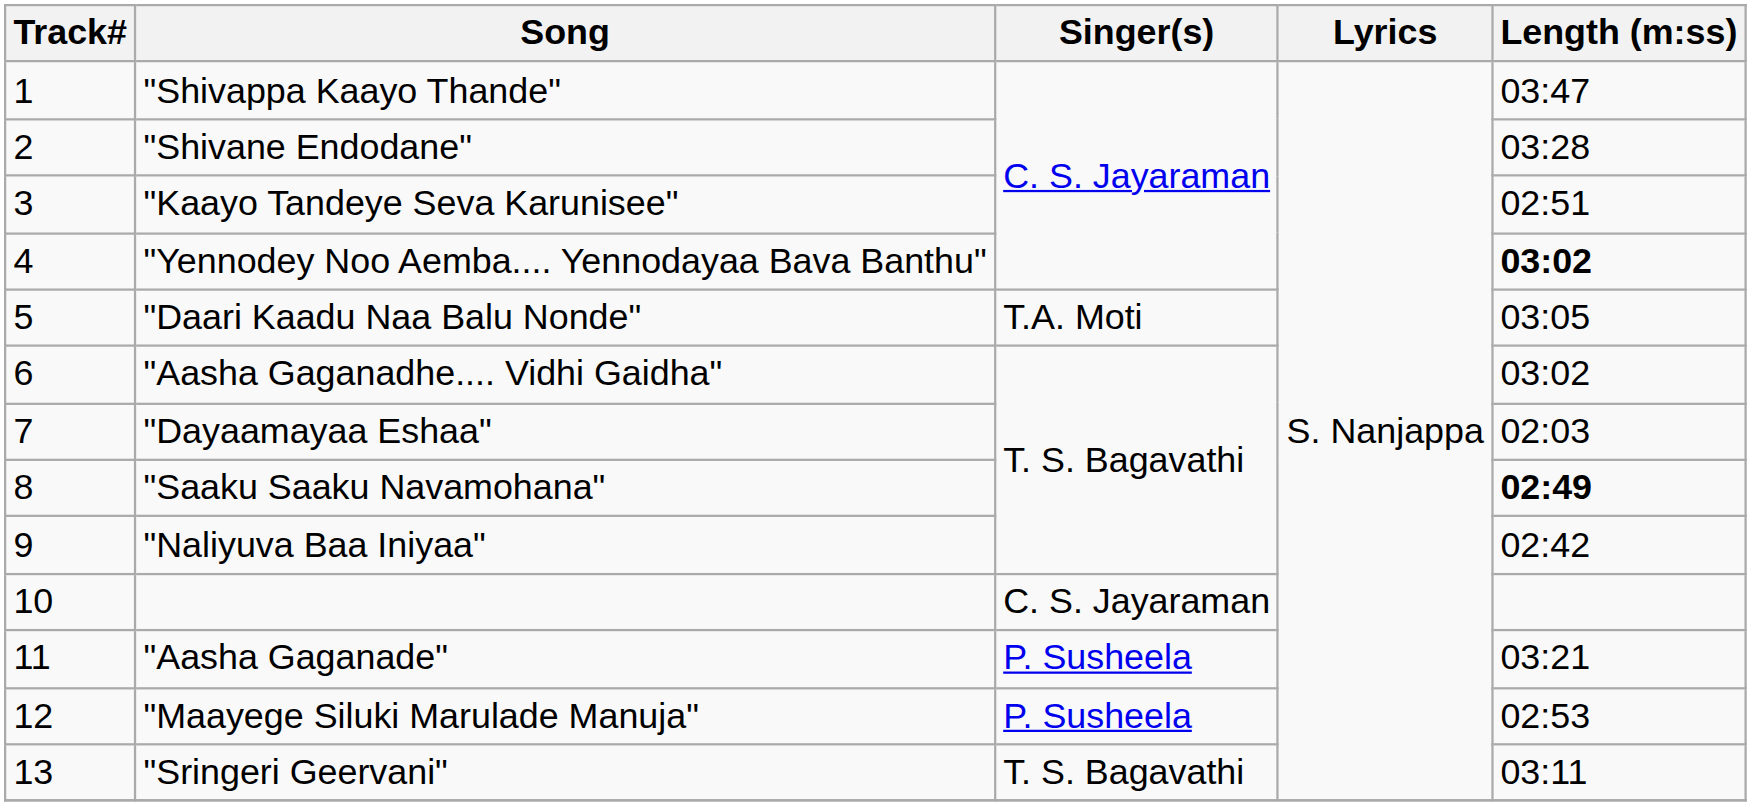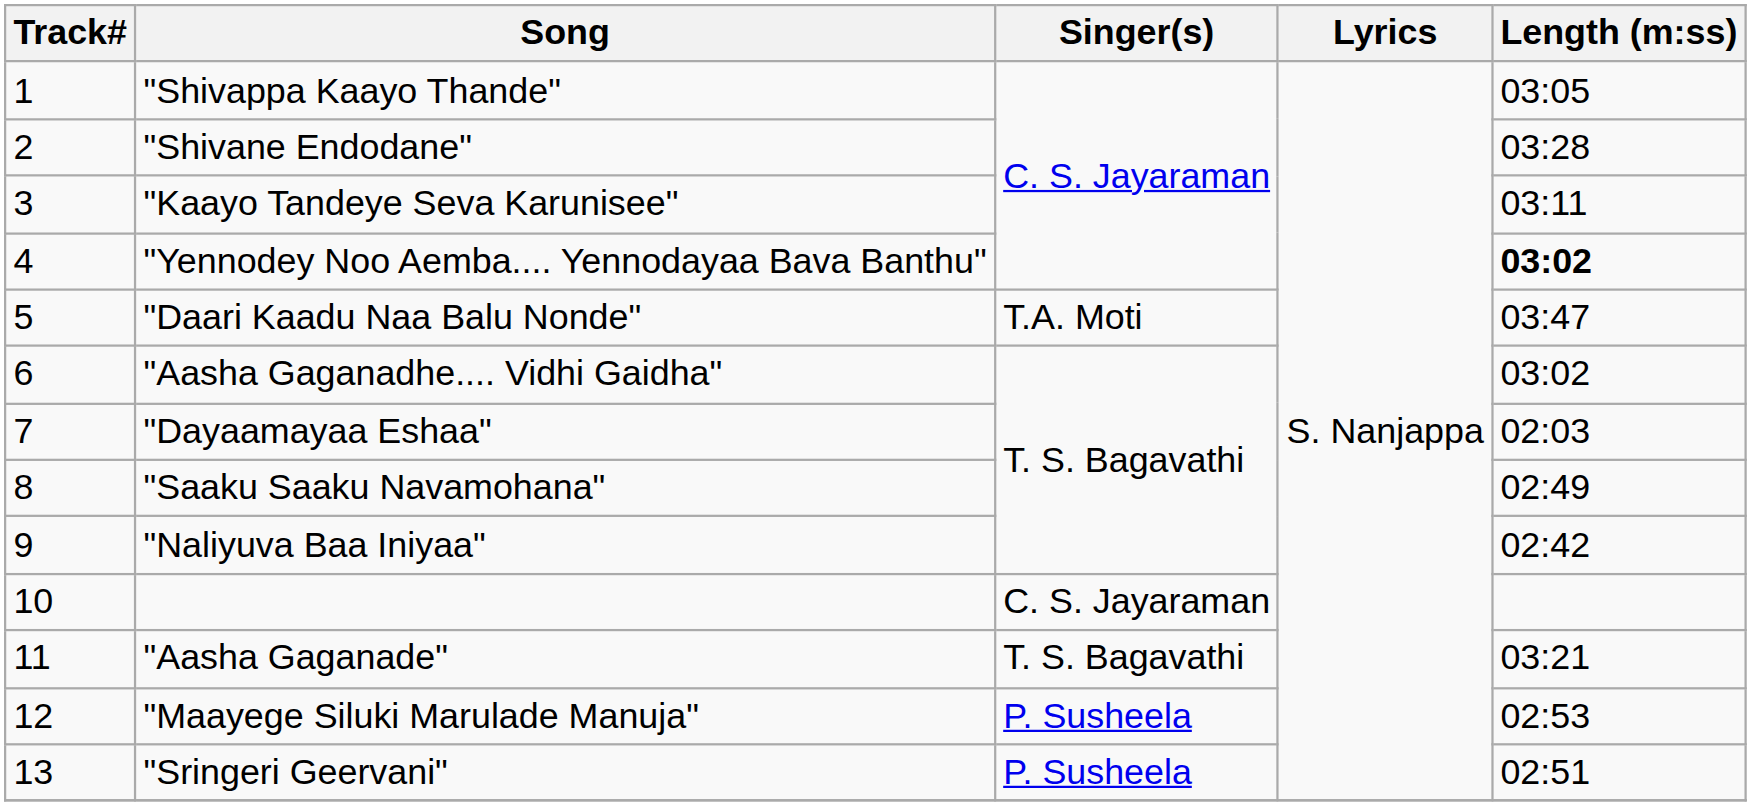(1545, 89) 03:47 -> (1545, 89) 03:05
(1545, 203) 02:51 -> (1544, 203) 03:11
(1545, 317) 03:05 -> (1545, 317) 03:47
(1546, 487) bold -> (1545, 487) normal
(1098, 658) P. Susheela -> (1124, 658) T. S. Bagavathi
(1124, 771) T. S. Bagavathi -> (1098, 771) P. Susheela
(1544, 771) 03:11 -> (1545, 771) 02:51
